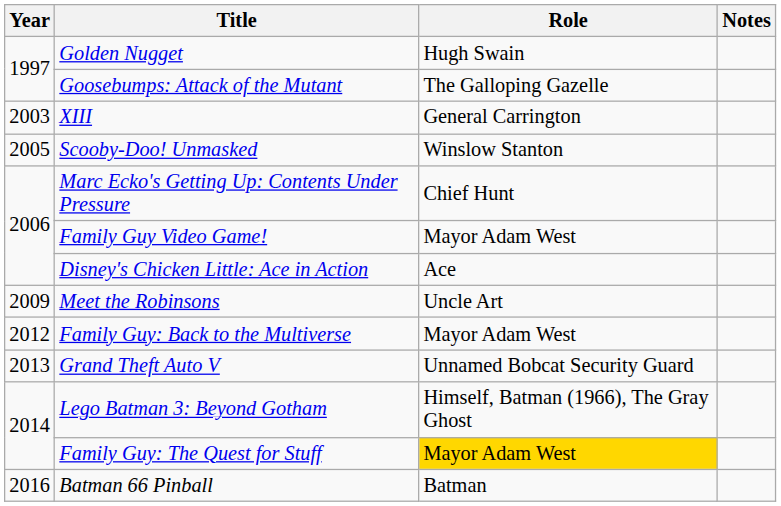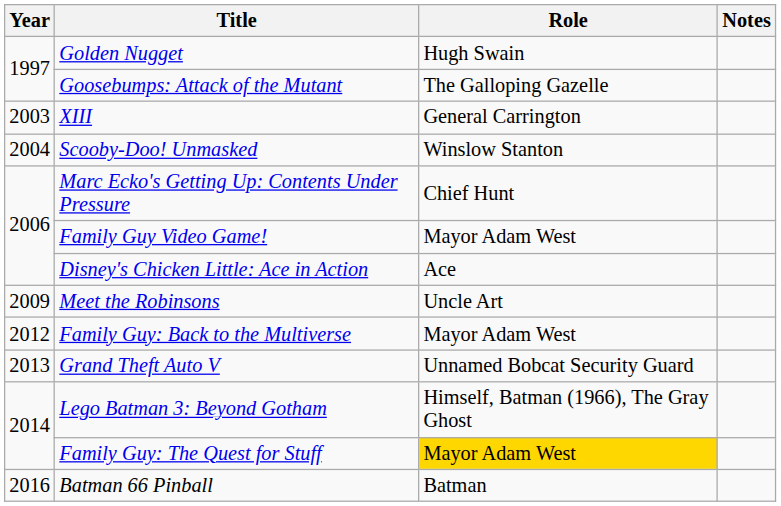(30, 149) 2005 -> (30, 149) 2004
